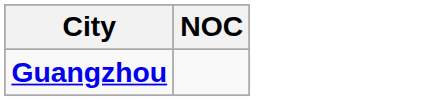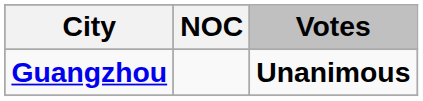+ column: (333, 26)
